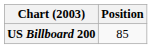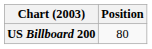(122, 33) 85 -> (122, 33) 80
